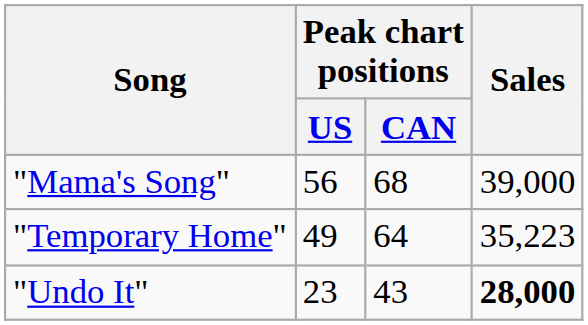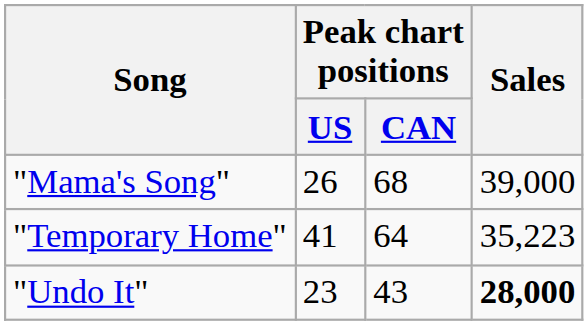(320, 181) 56 -> (320, 181) 26
(320, 236) 49 -> (320, 236) 41
